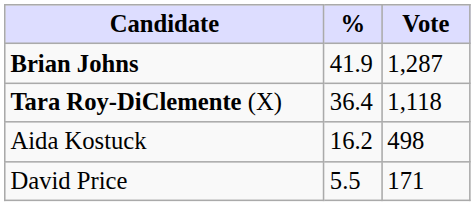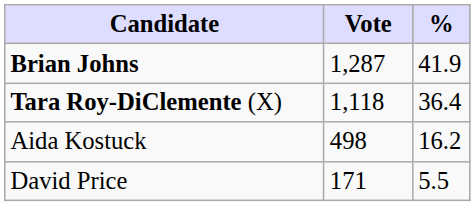columns swapped: (426, 24) <-> (353, 24)
